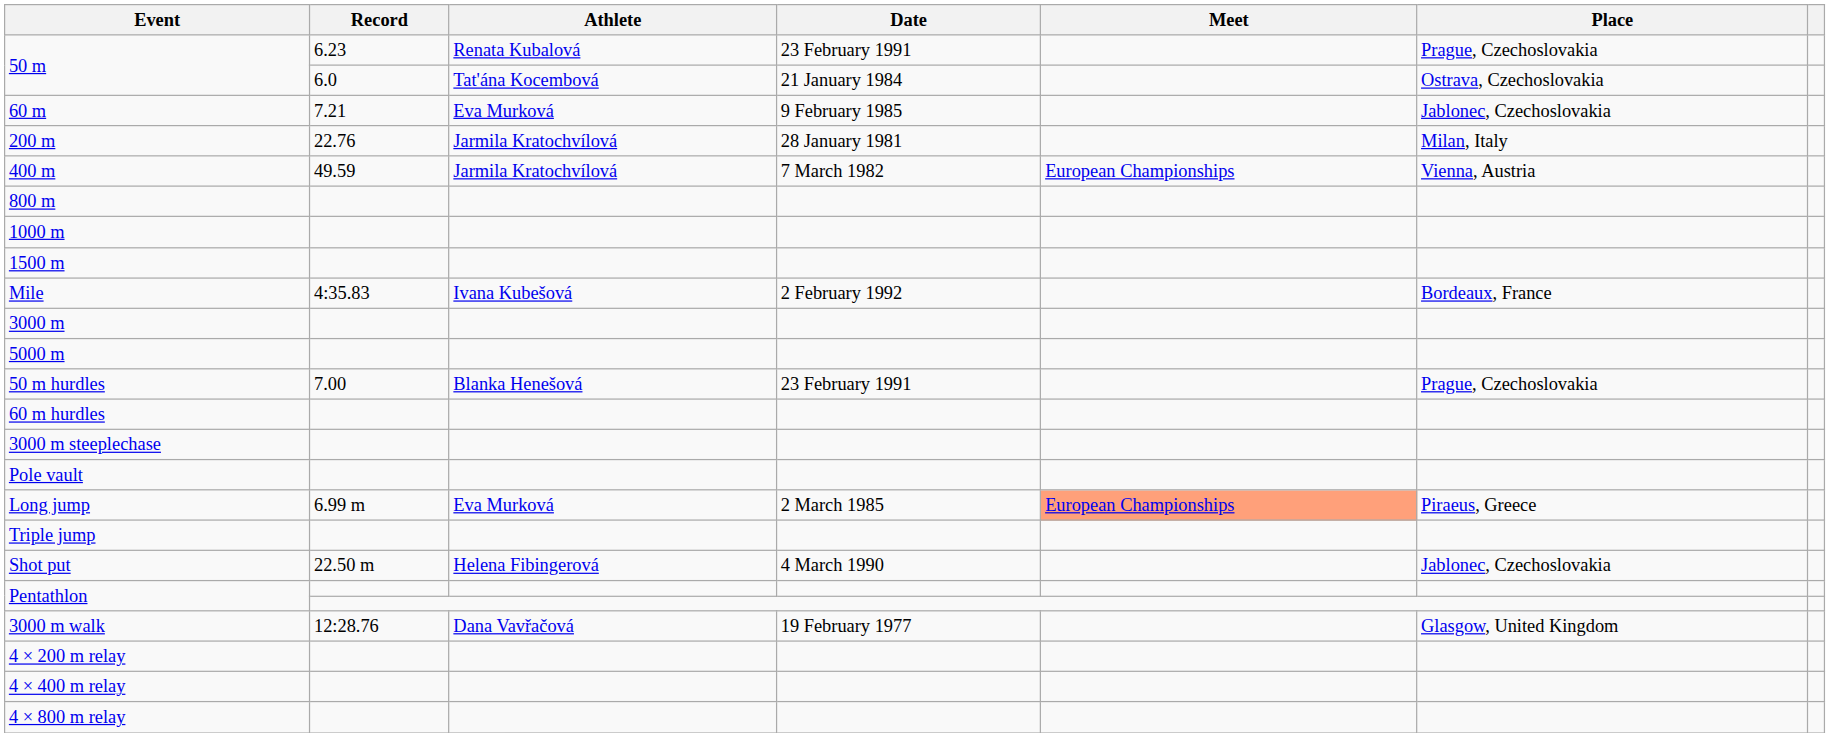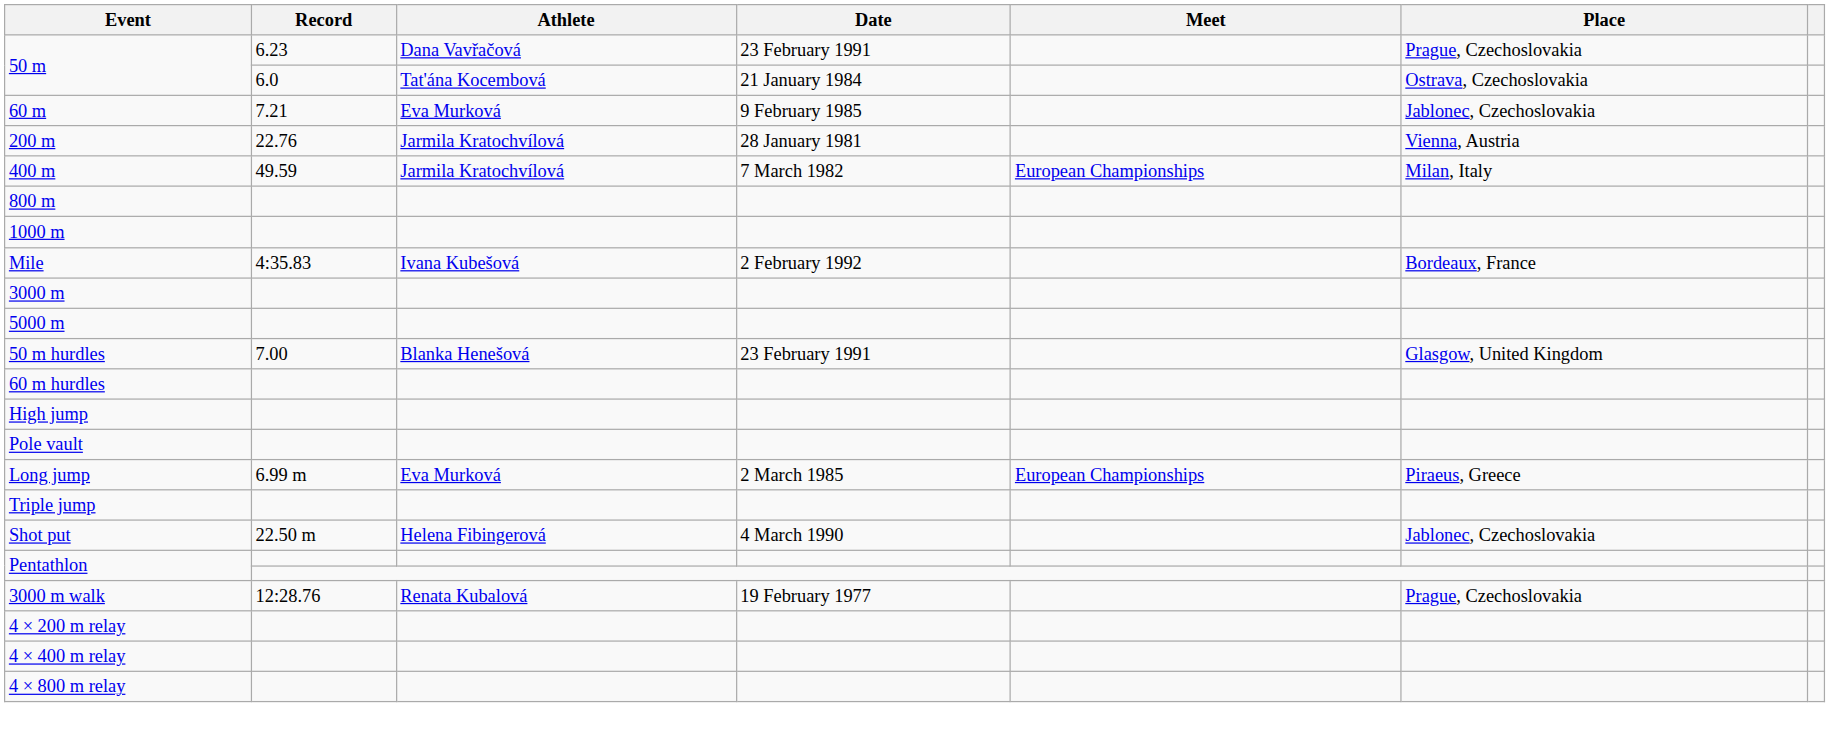(517, 50) Renata Kubalová -> (461, 50) Dana Vavřačová
(1464, 141) Milan, Italy -> (1462, 141) Vienna, Austria
(1478, 171) Vienna, Austria -> (1449, 171) Milan, Italy
- row: (37, 262)
(1509, 383) Prague, Czechoslovakia -> (1504, 353) Glasgow, United Kingdom
- row: (85, 444)
+ row: (48, 414)
(1140, 505) lightsalmon background -> (1110, 474) no background
(514, 626) Dana Vavřačová -> (464, 596) Renata Kubalová
(1520, 626) Glasgow, United Kingdom -> (1494, 596) Prague, Czechoslovakia
